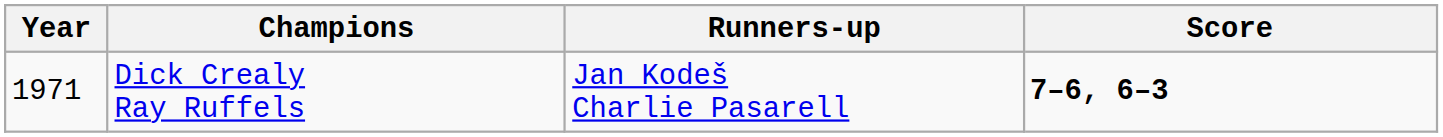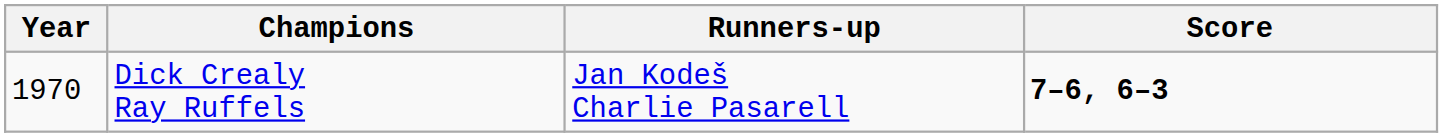(47, 92) 1971 -> (47, 92) 1970
